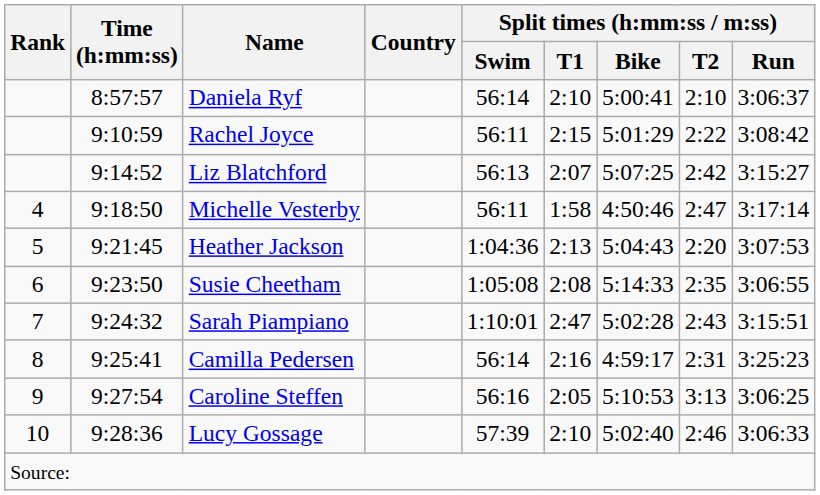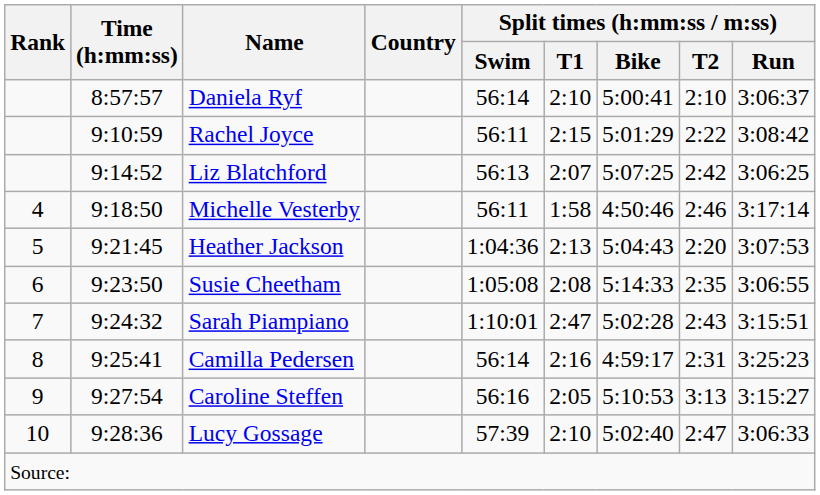(773, 172) 3:15:27 -> (773, 172) 3:06:25
(706, 209) 2:47 -> (706, 209) 2:46
(773, 396) 3:06:25 -> (773, 396) 3:15:27
(706, 433) 2:46 -> (706, 433) 2:47
